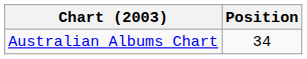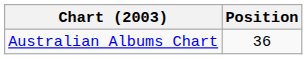(262, 42) 34 -> (262, 42) 36
